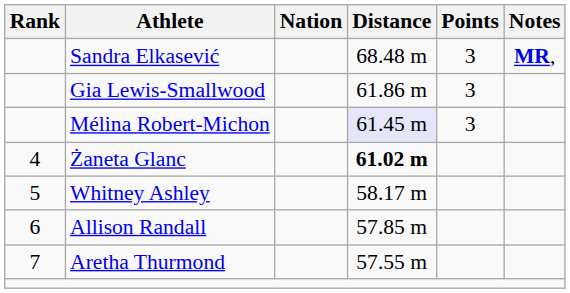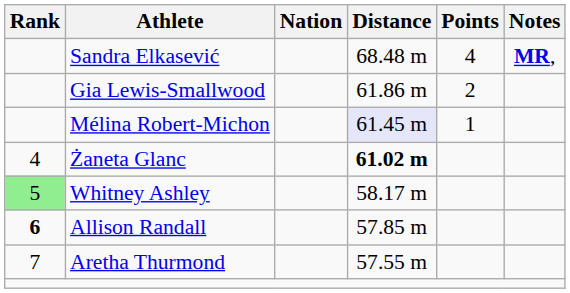(470, 55) 3 -> (470, 55) 4
(470, 90) 3 -> (470, 90) 2
(470, 124) 3 -> (470, 124) 1
(35, 192) no background -> (35, 192) lightgreen background
(35, 227) normal -> (35, 227) bold
